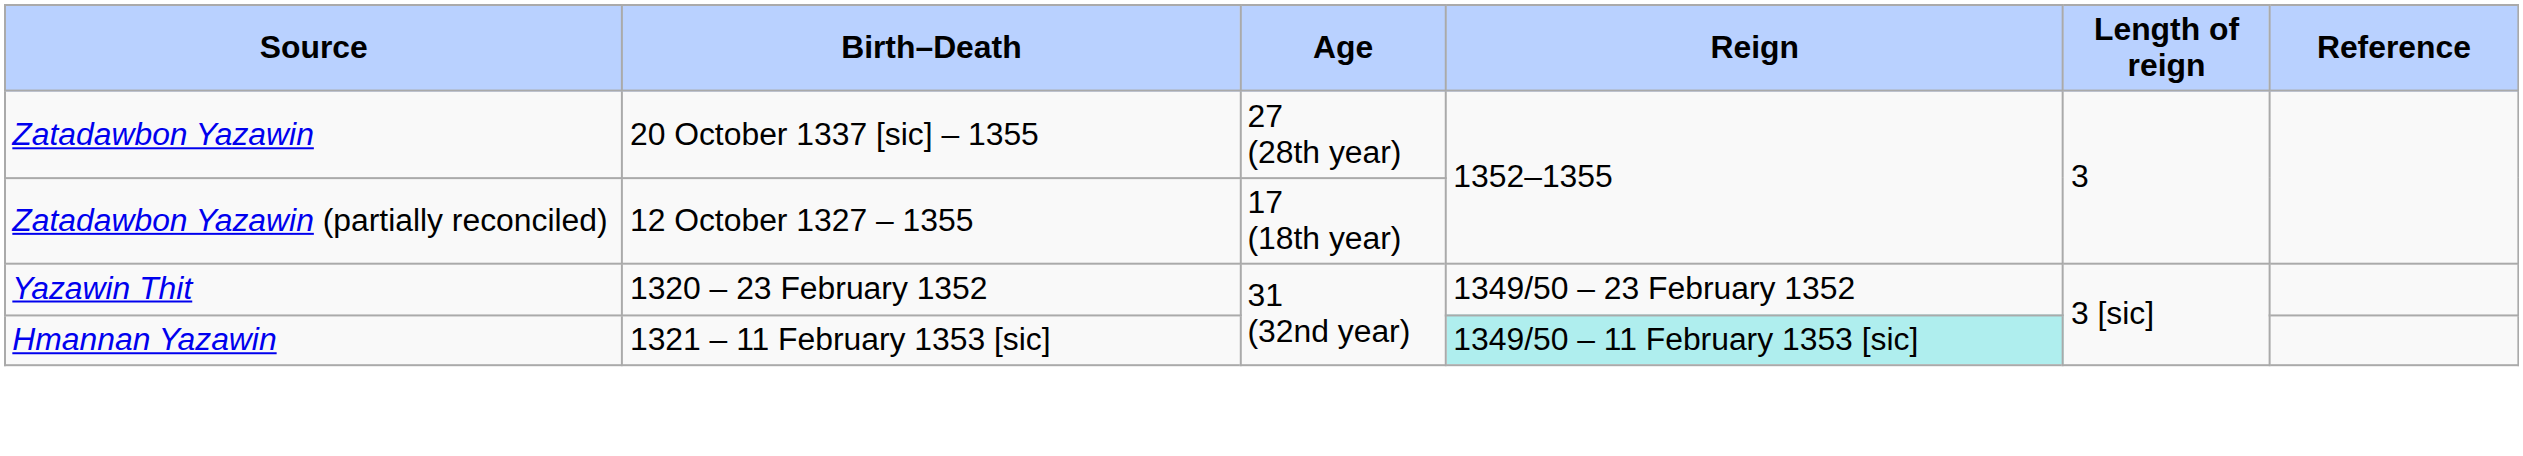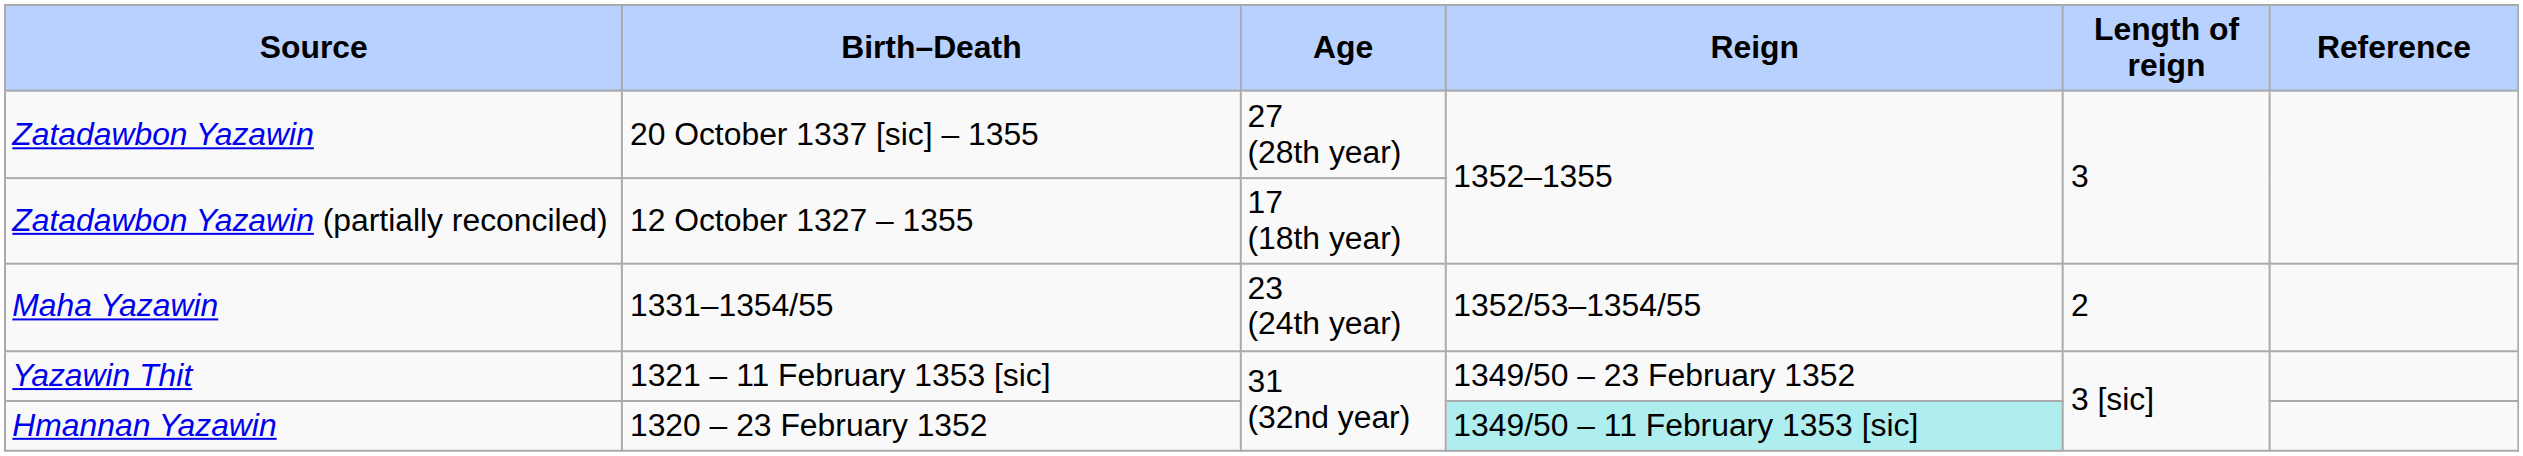+ row: (115, 306)
(809, 288) 1320 – 23 February 1352 -> (840, 375) 1321 – 11 February 1353 [sic]
(840, 339) 1321 – 11 February 1353 [sic] -> (809, 425) 1320 – 23 February 1352
